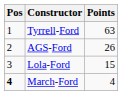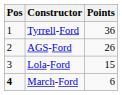(110, 30) 63 -> (110, 30) 36
(112, 82) 4 -> (112, 82) 6
